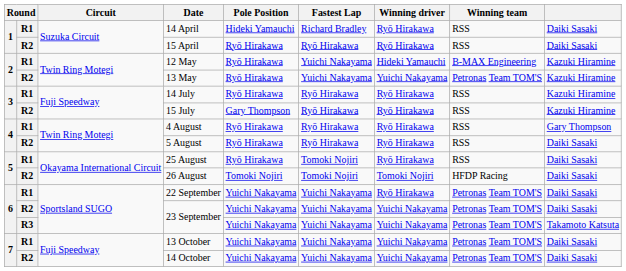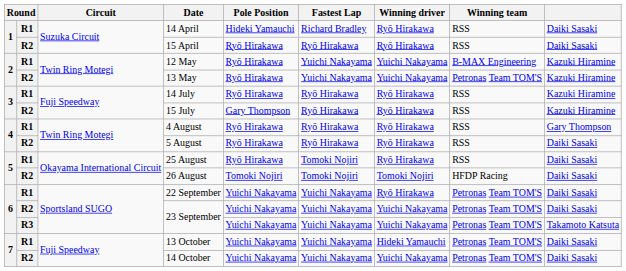(411, 61) Hideki Yamauchi -> (412, 61) Yuichi Nakayama
(412, 241) Yuichi Nakayama -> (411, 241) Hideki Yamauchi
